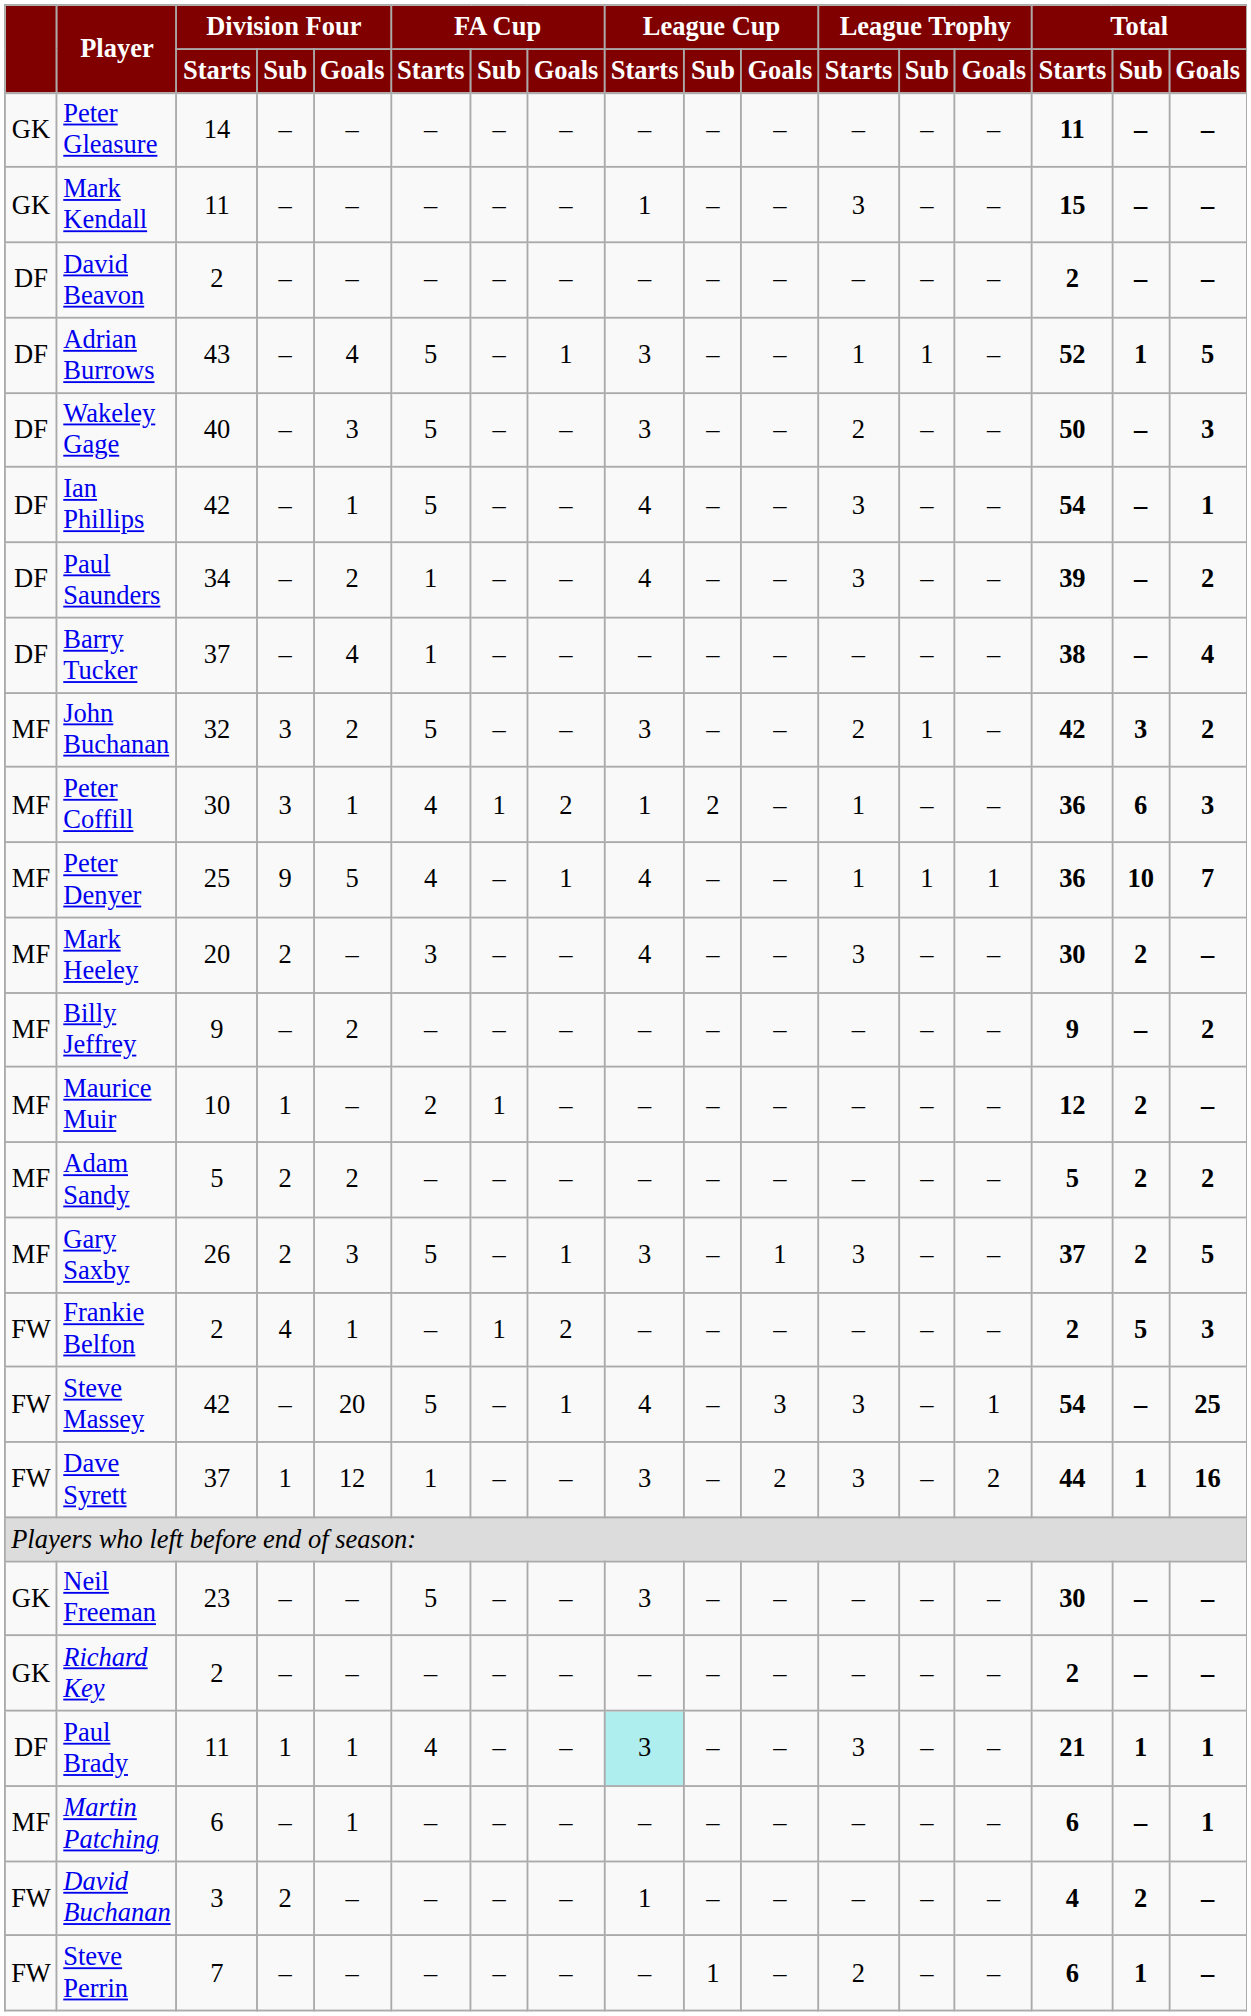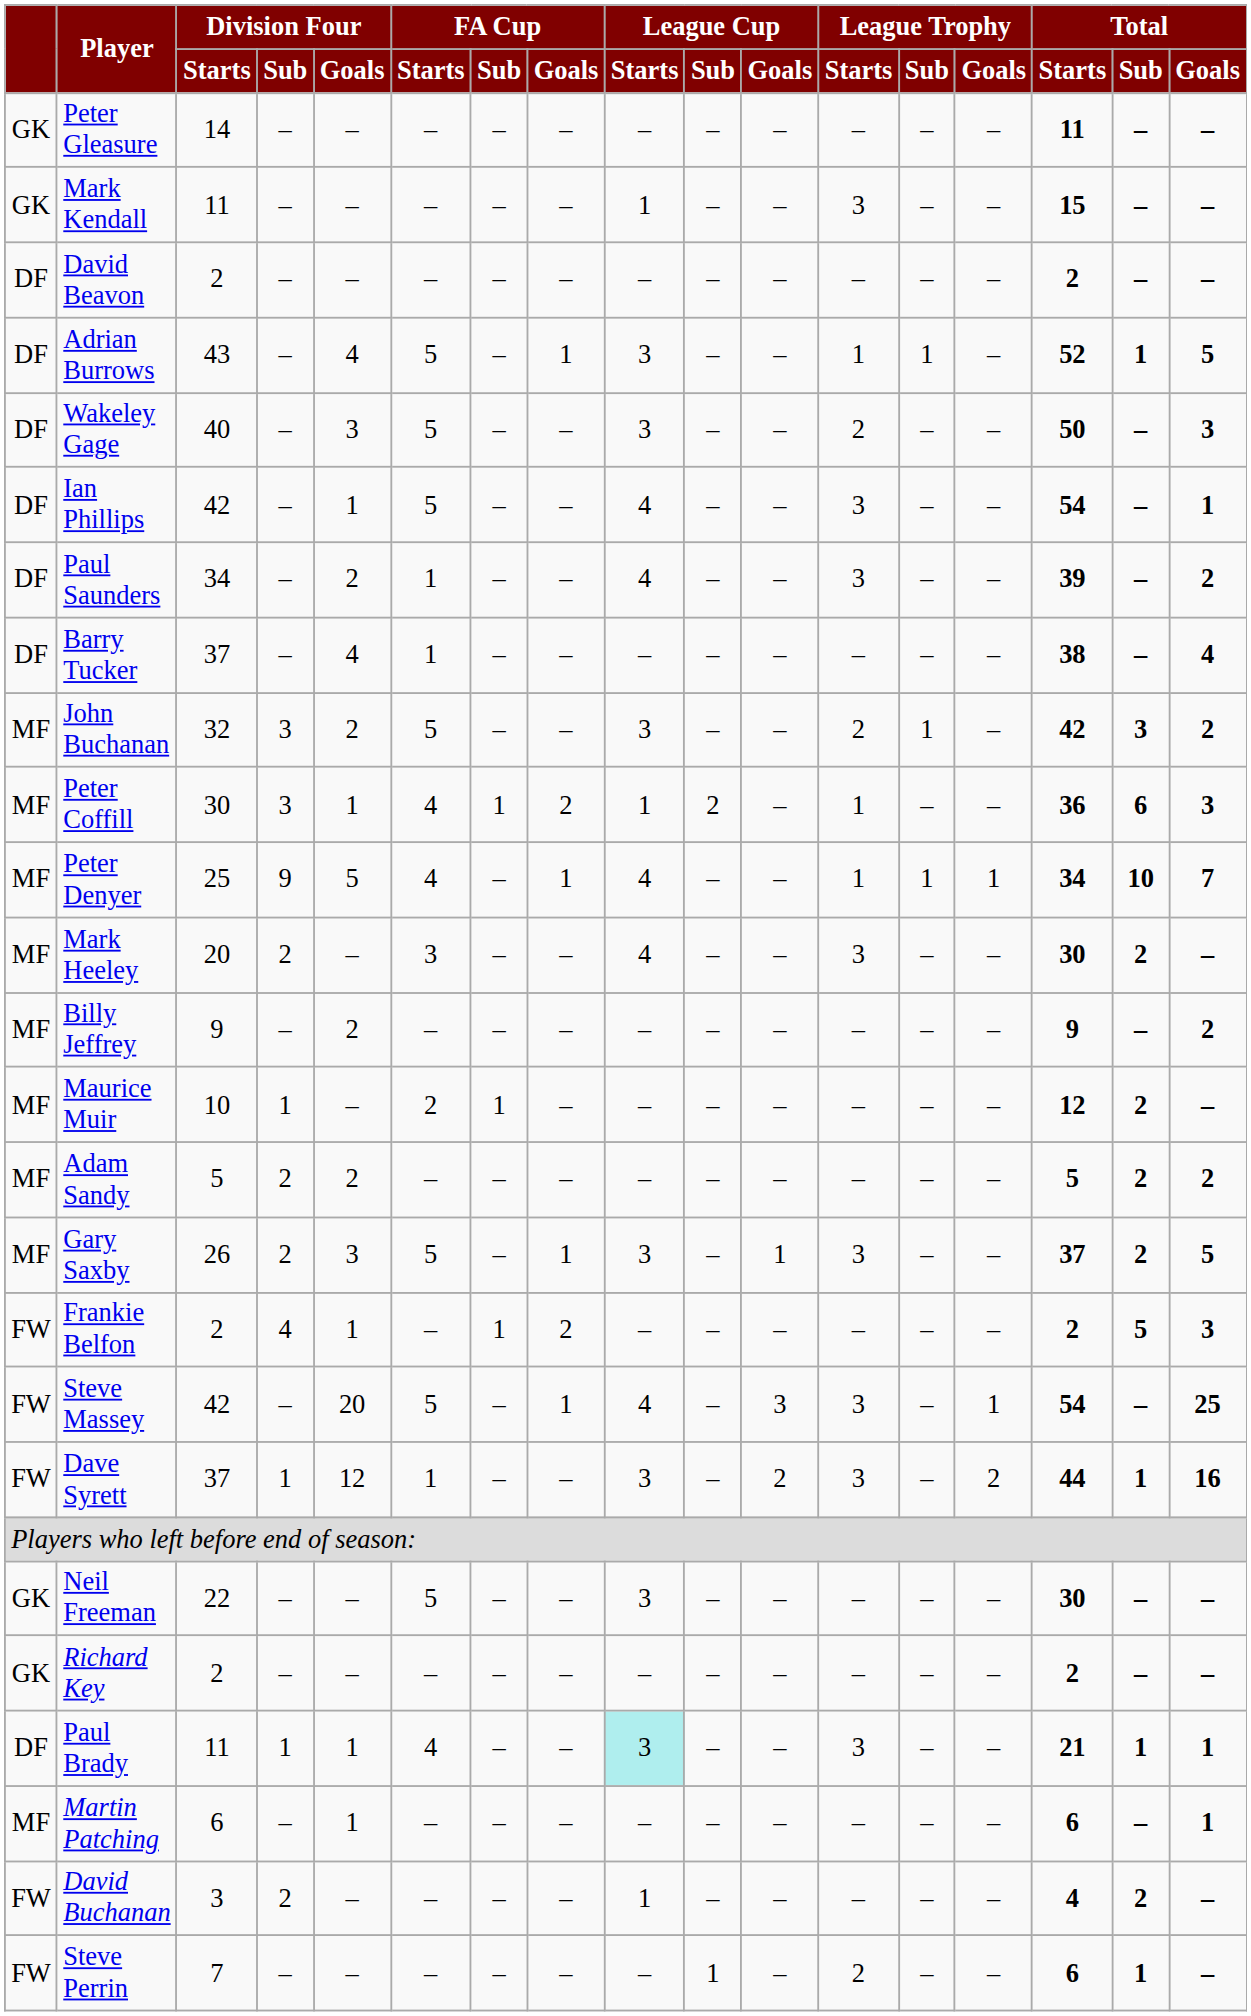(1072, 879) 36 -> (1072, 879) 34
(217, 1598) 23 -> (217, 1598) 22
